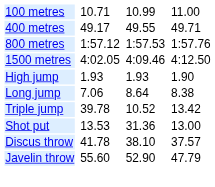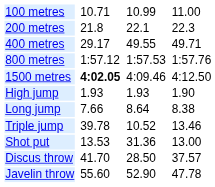+ row: (35, 28)
(95, 28) 49.17 -> (95, 44) 29.17
(100, 60) normal -> (100, 77) bold
(92, 93) 7.06 -> (92, 109) 7.66
(186, 109) 13.42 -> (187, 125) 13.46
(95, 142) 41.78 -> (95, 158) 41.70
(140, 142) 38.10 -> (141, 158) 28.50
(186, 158) 47.79 -> (187, 174) 47.78
